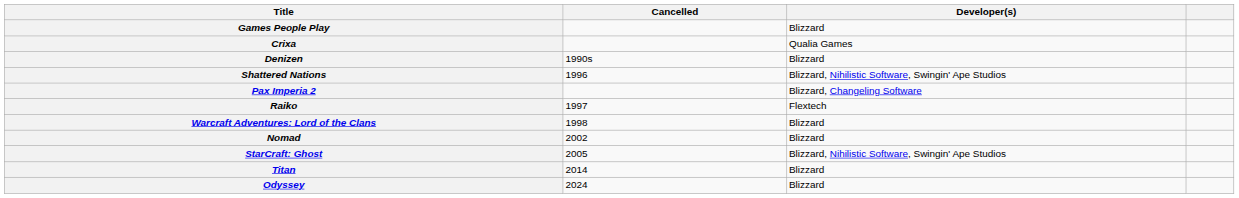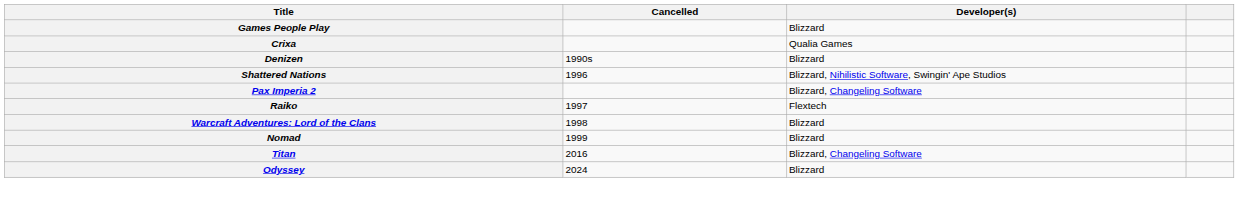(576, 138) 2002 -> (576, 138) 1999
- row: (284, 153)
(576, 169) 2014 -> (576, 153) 2016
(807, 169) Blizzard -> (855, 153) Blizzard, Changeling Software
